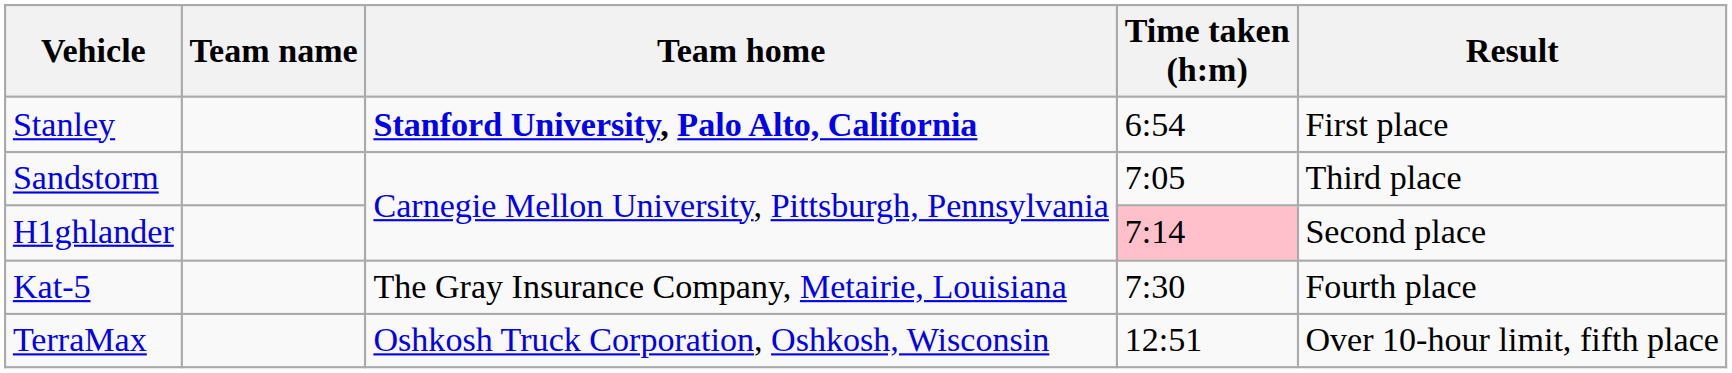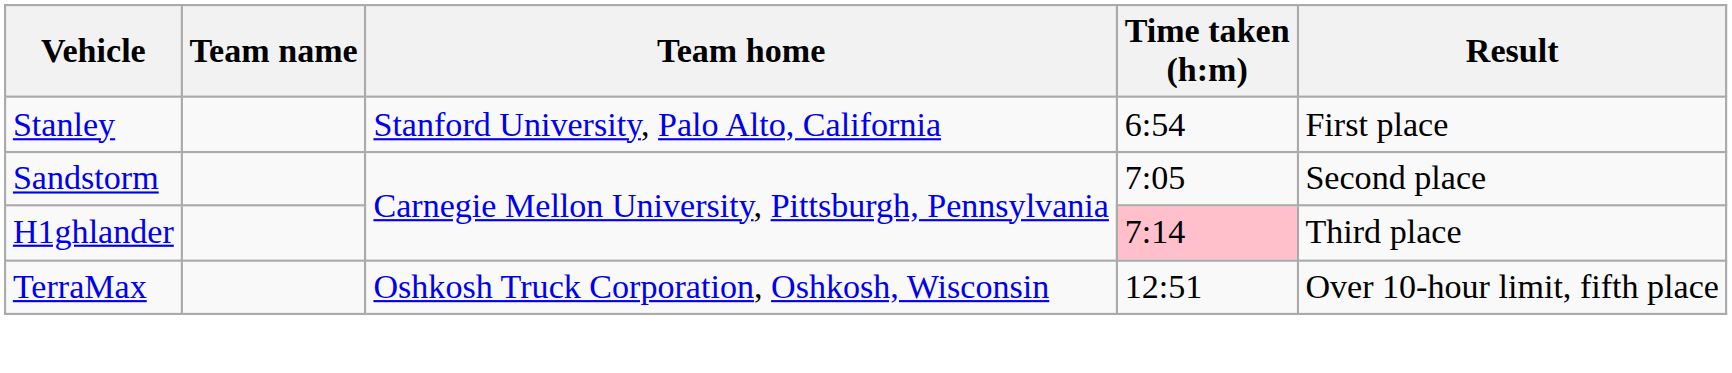(675, 123) bold -> (657, 123) normal
(1383, 177) Third place -> (1396, 177) Second place
(1396, 232) Second place -> (1383, 232) Third place
- row: (52, 286)
